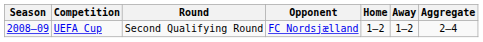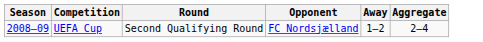- column: (375, 13)
